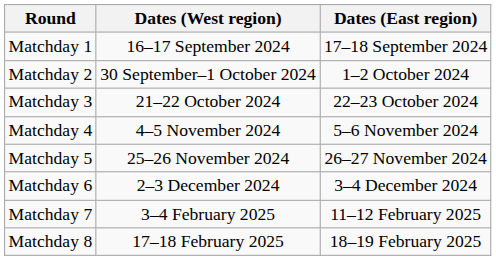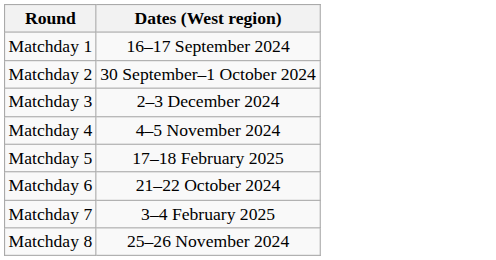- column: (406, 18)
(208, 102) 21–22 October 2024 -> (208, 102) 2–3 December 2024
(208, 158) 25–26 November 2024 -> (208, 158) 17–18 February 2025
(208, 185) 2–3 December 2024 -> (208, 185) 21–22 October 2024
(208, 241) 17–18 February 2025 -> (208, 241) 25–26 November 2024
